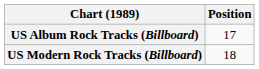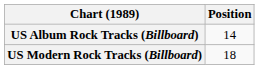(230, 34) 17 -> (230, 34) 14
